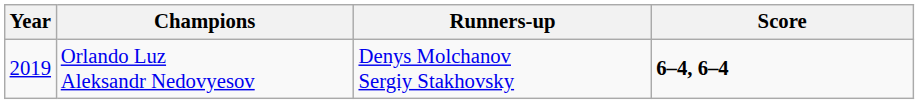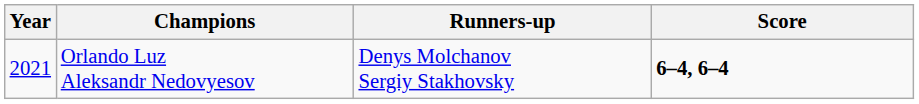(30, 68) 2019 -> (30, 68) 2021
